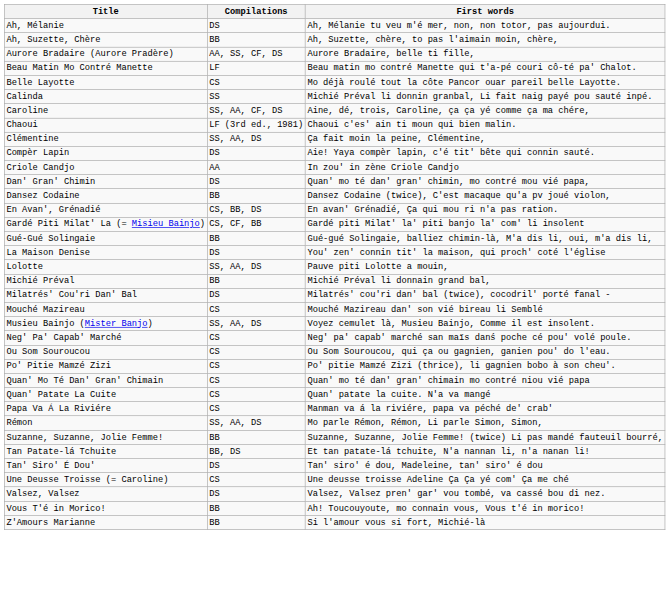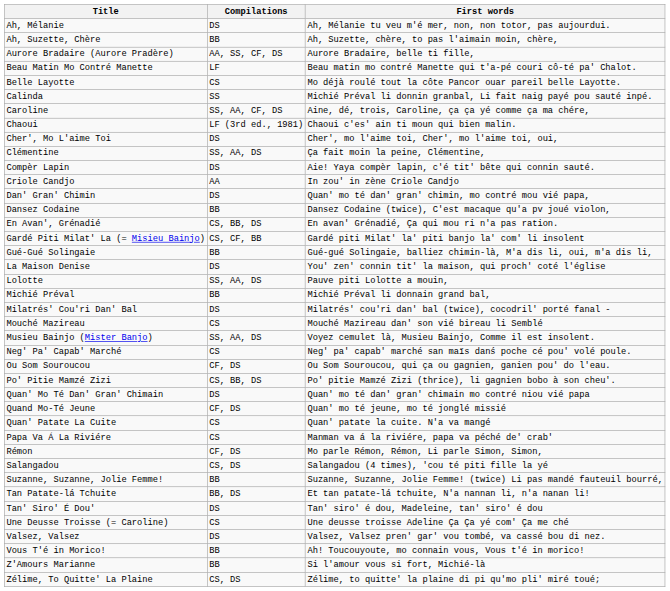+ row: (59, 139)
(214, 352) CS -> (225, 366) CF, DS
(214, 366) CS -> (235, 381) CS, BB, DS
(214, 381) CS -> (214, 395) DS
+ row: (51, 409)
(235, 423) SS, AA, DS -> (225, 451) CF, DS
+ row: (33, 466)
+ row: (80, 579)
